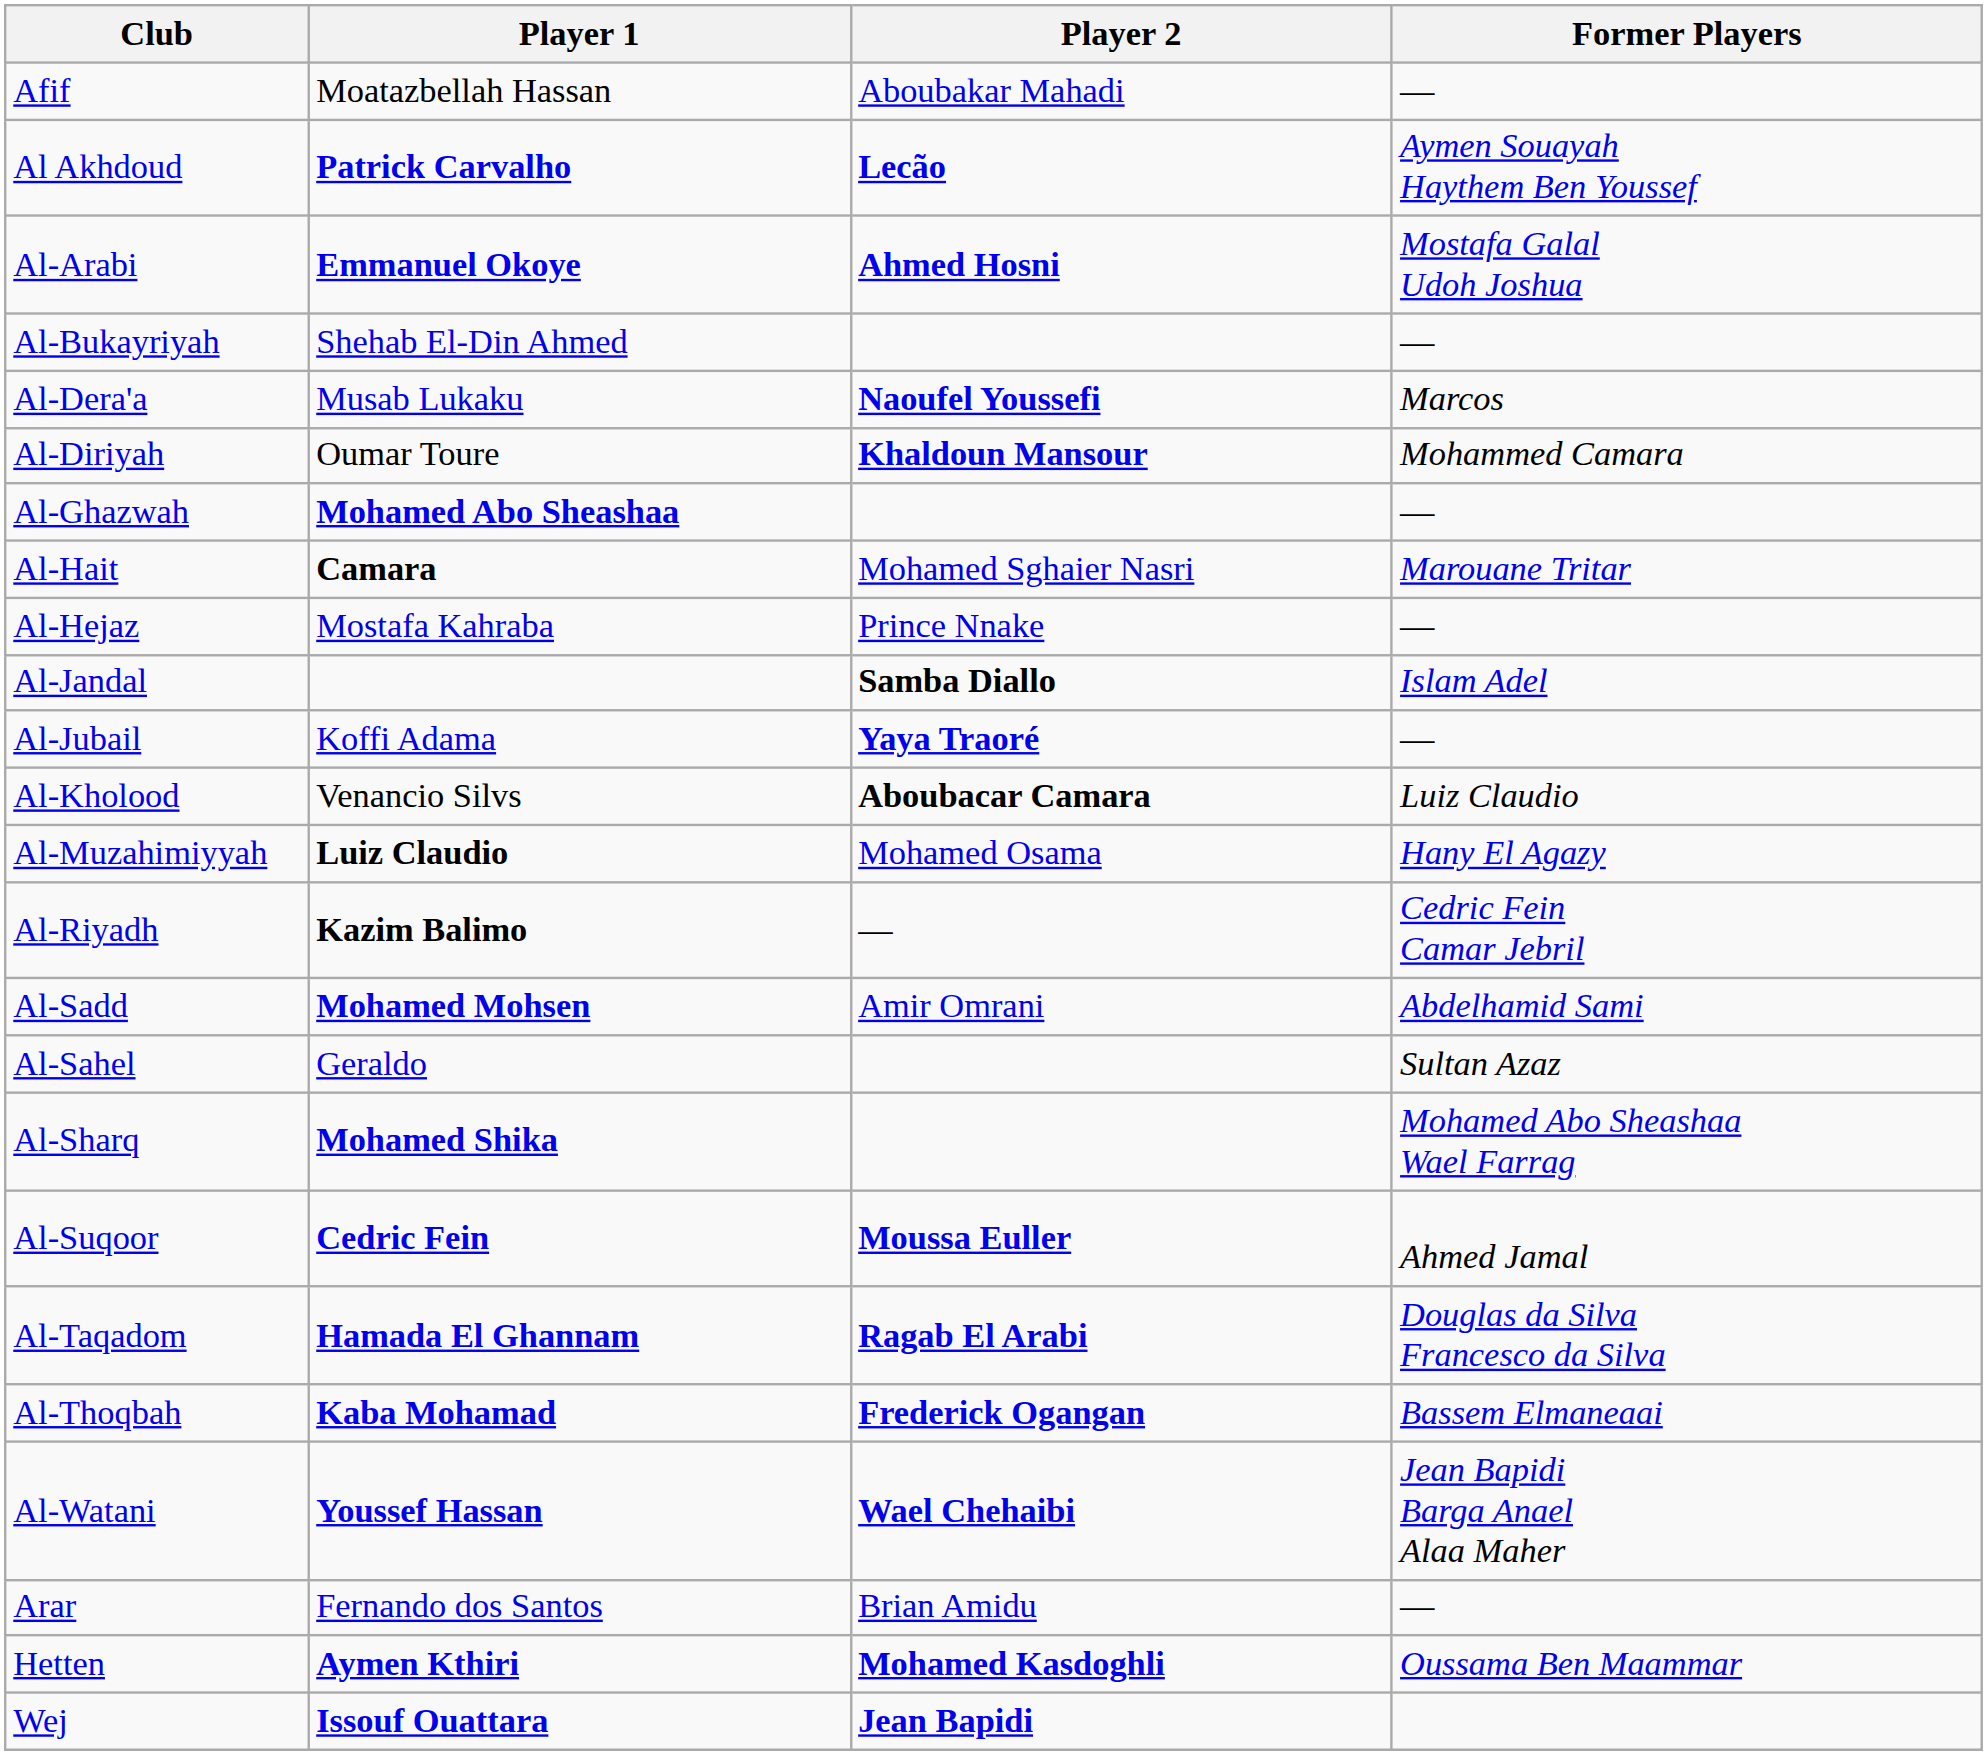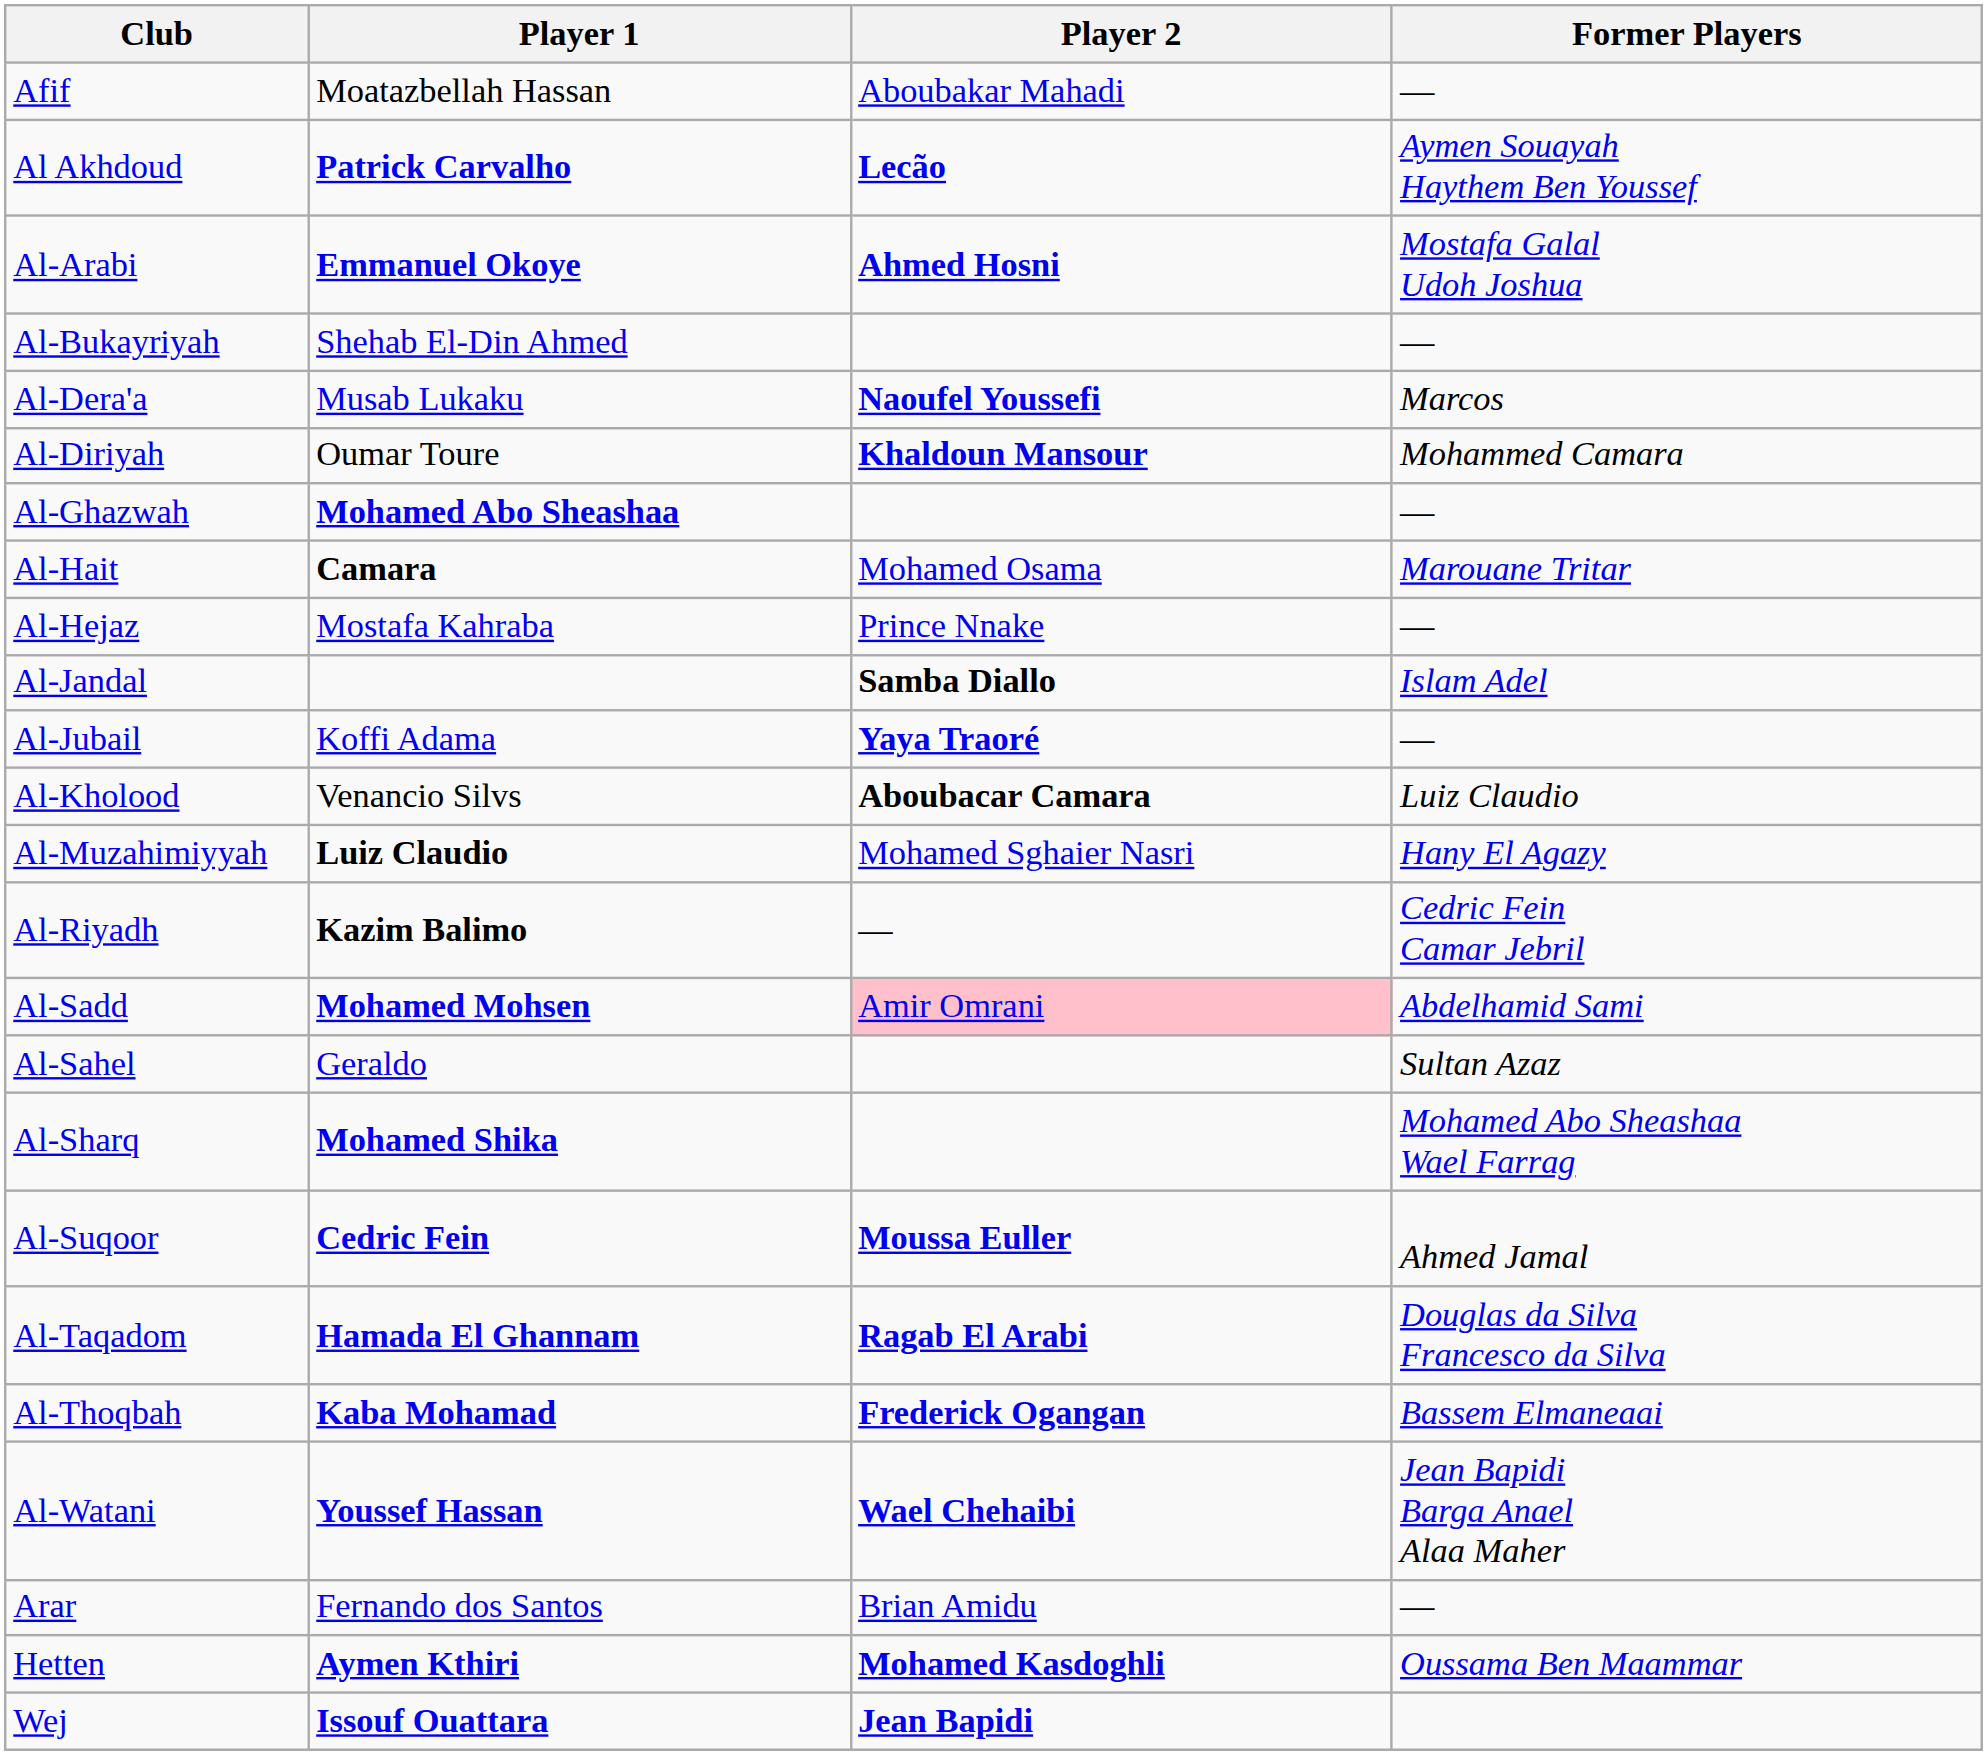(1026, 568) Mohamed Sghaier Nasri -> (980, 568) Mohamed Osama
(980, 852) Mohamed Osama -> (1026, 852) Mohamed Sghaier Nasri
(951, 1006) no background -> (951, 1006) pink background
